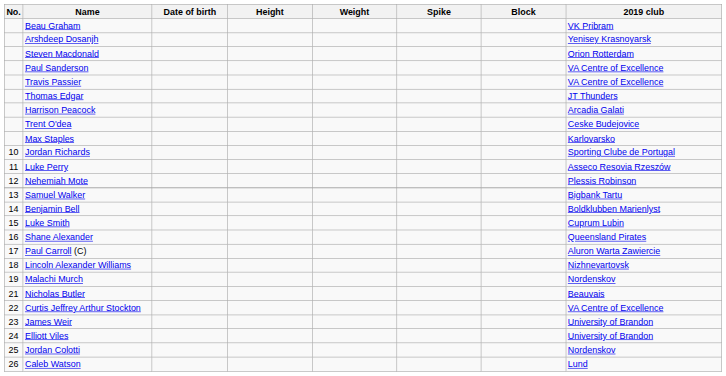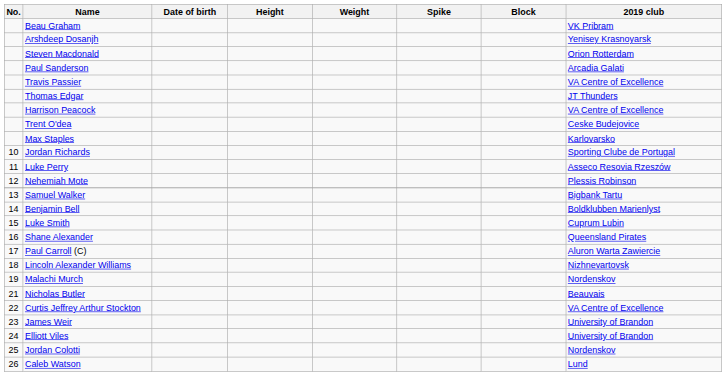(616, 68) VA Centre of Excellence -> (596, 68) Arcadia Galati
(596, 110) Arcadia Galati -> (616, 110) VA Centre of Excellence
